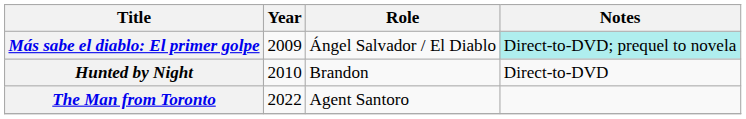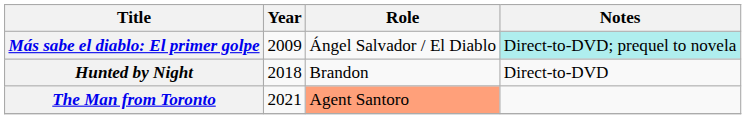(285, 72) 2010 -> (285, 72) 2018
(285, 99) 2022 -> (285, 99) 2021
(359, 99) no background -> (359, 99) lightsalmon background
